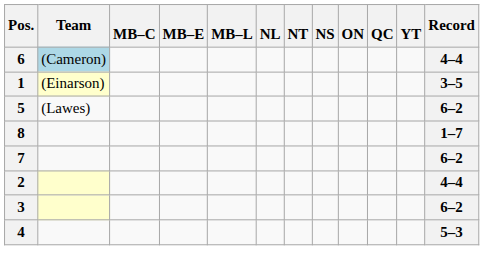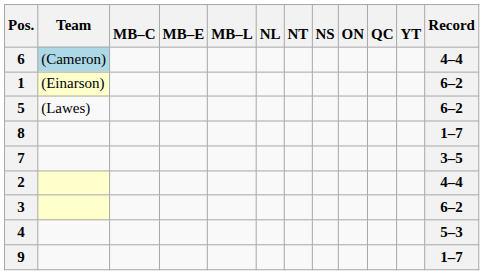(452, 84) 3–5 -> (452, 84) 6–2
(452, 158) 6–2 -> (452, 158) 3–5
+ row: (21, 257)
